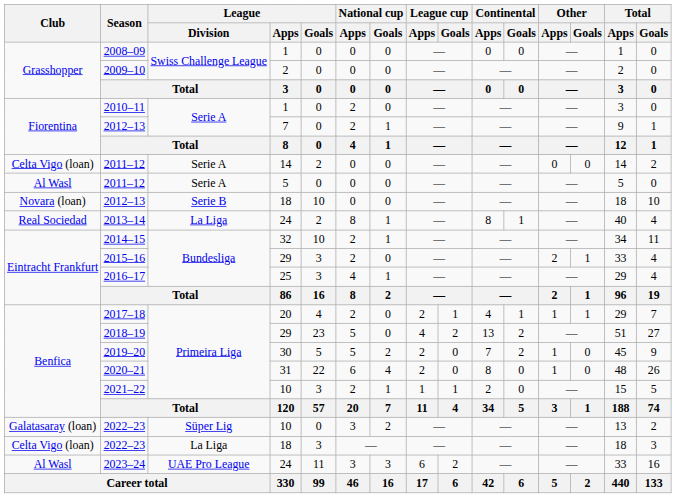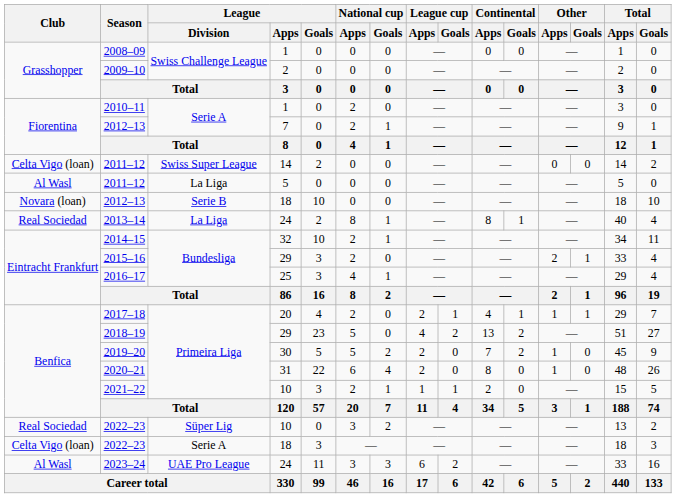(209, 164) Serie A -> (209, 164) Swiss Super League
(209, 182) Serie A -> (209, 182) La Liga
(53, 426) Galatasaray (loan) -> (53, 426) Real Sociedad
(209, 445) La Liga -> (209, 445) Serie A
